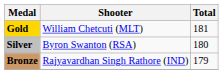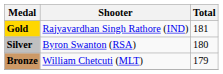(93, 28) William Chetcuti (MLT) -> (115, 28) Rajyavardhan Singh Rathore (IND)
(115, 61) Rajyavardhan Singh Rathore (IND) -> (93, 61) William Chetcuti (MLT)
